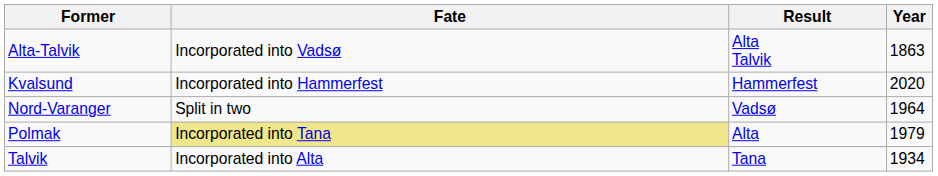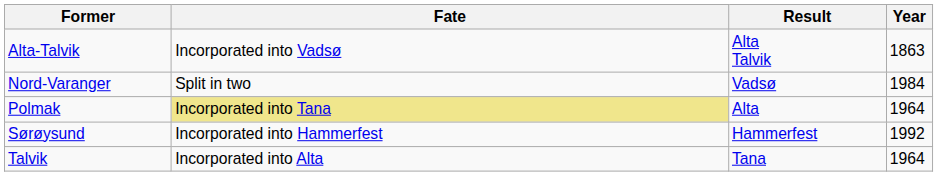- row: (40, 84)
(907, 109) 1964 -> (907, 84) 1984
(907, 134) 1979 -> (907, 109) 1964
+ row: (46, 134)
(907, 158) 1934 -> (907, 158) 1964
